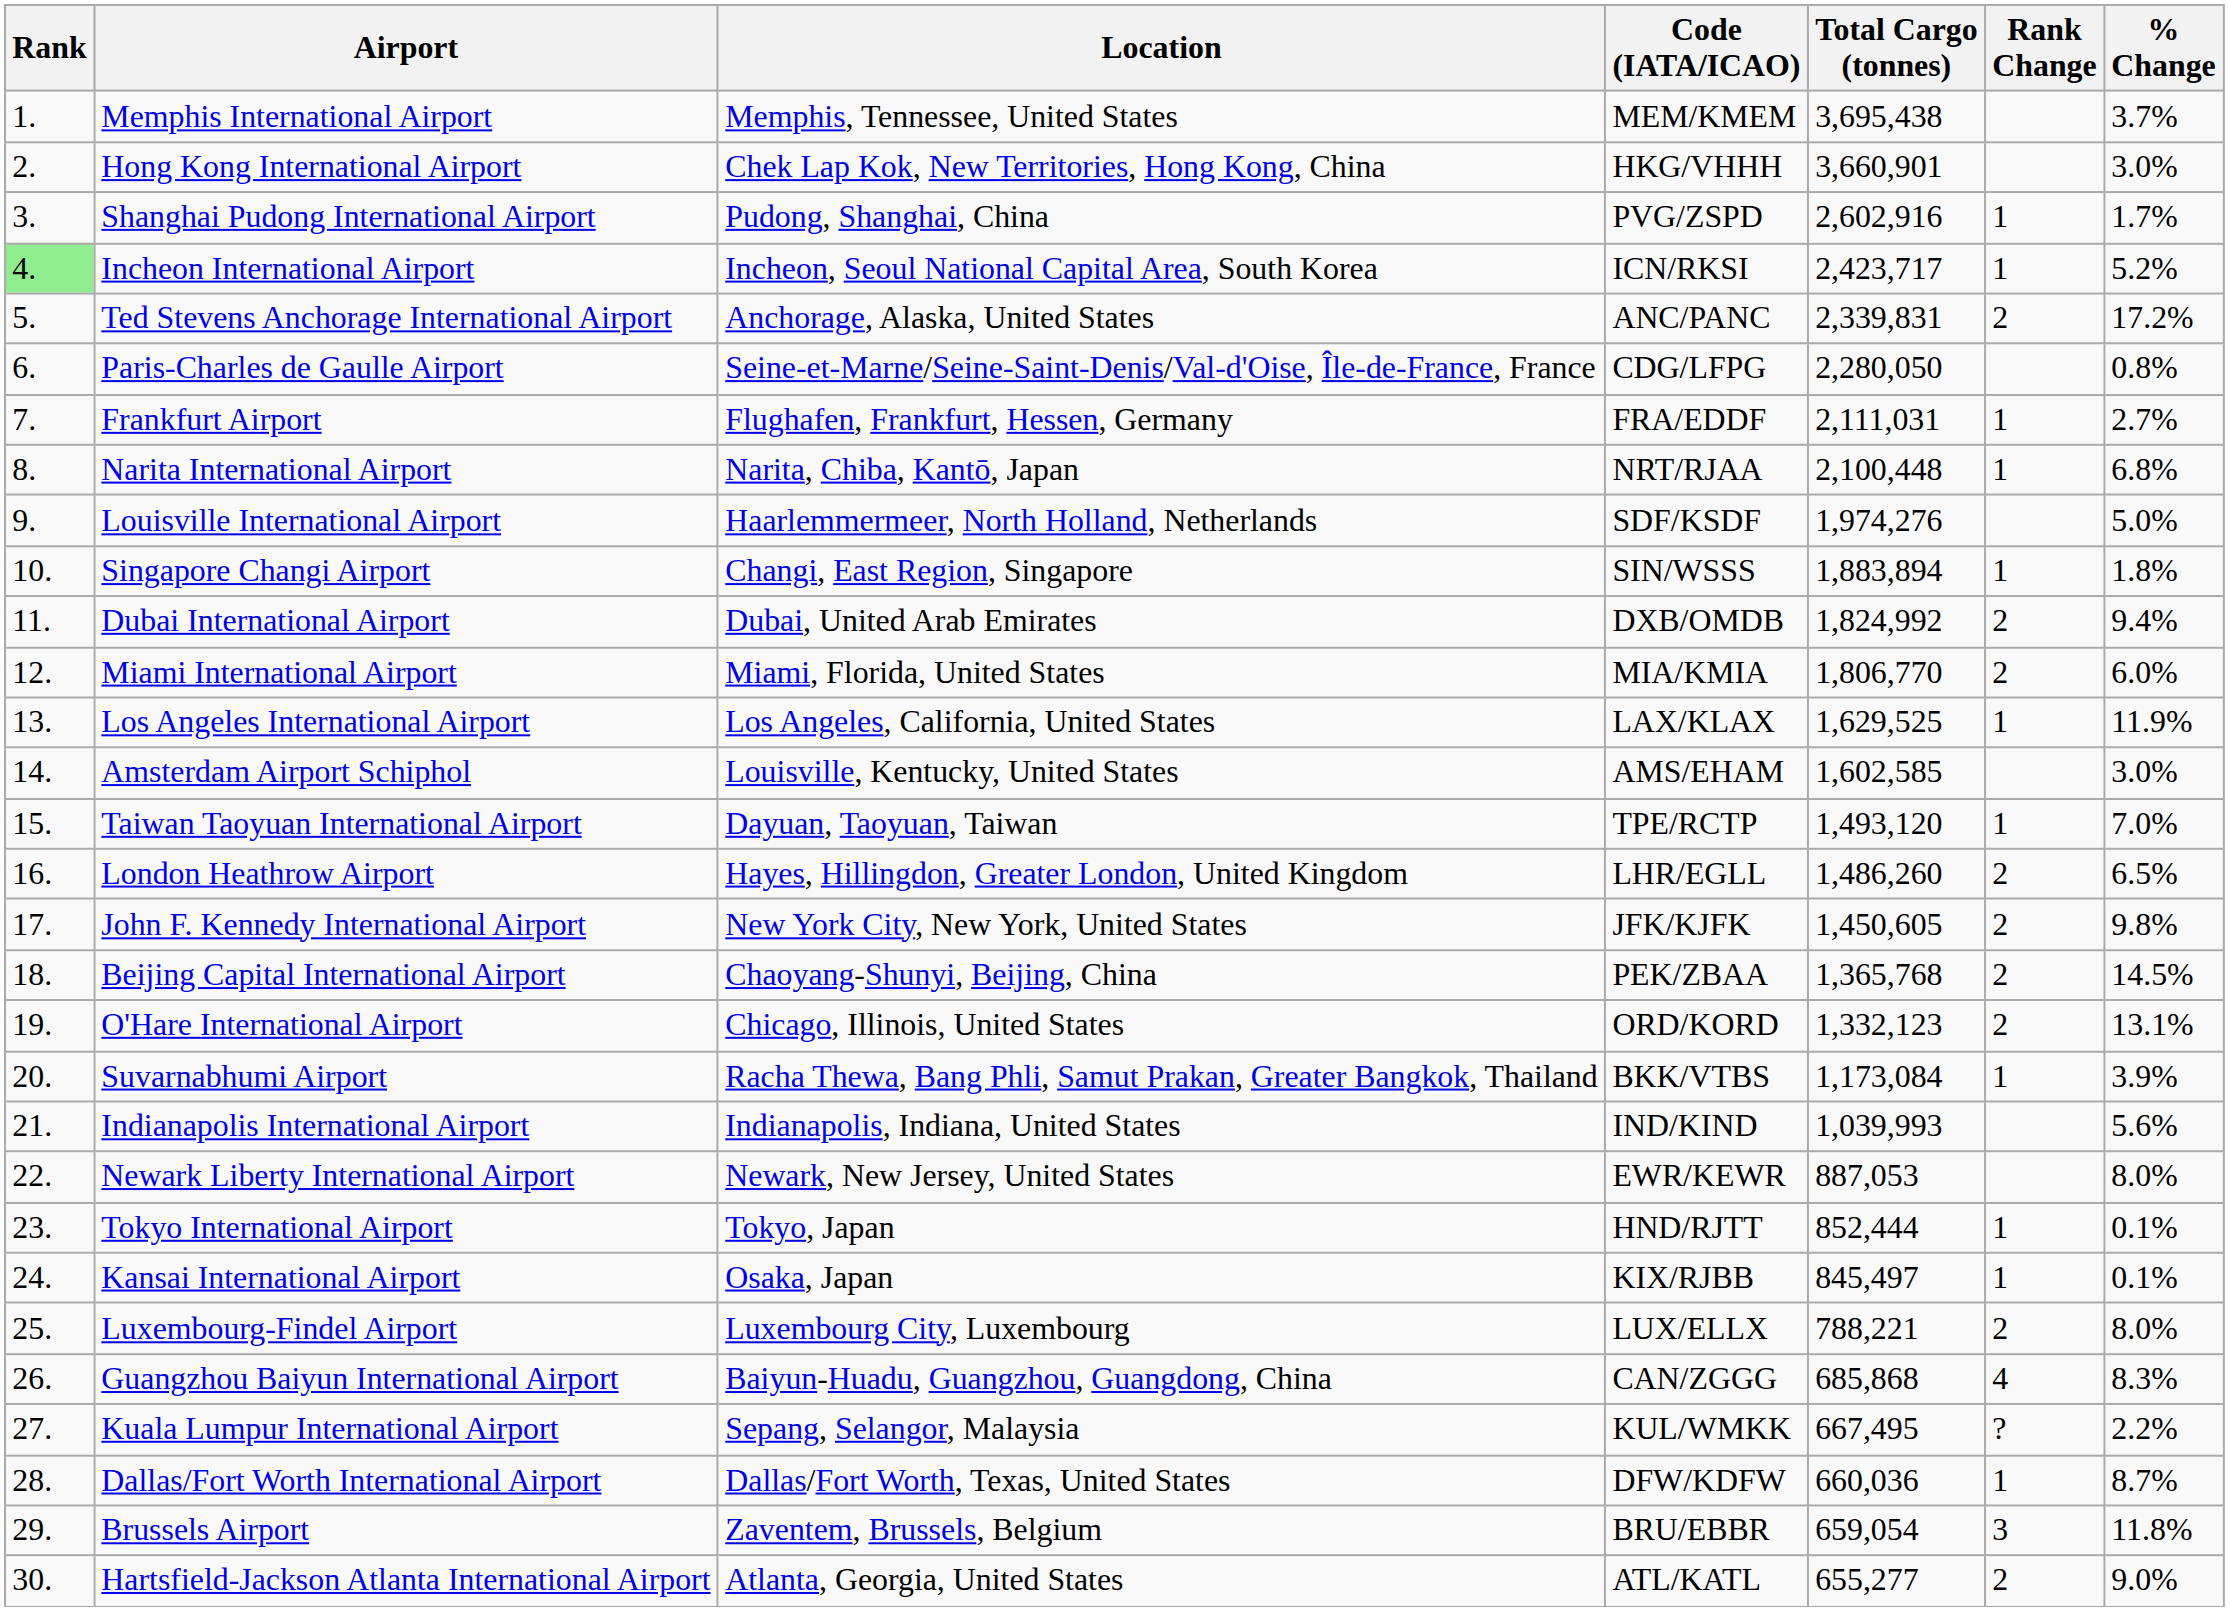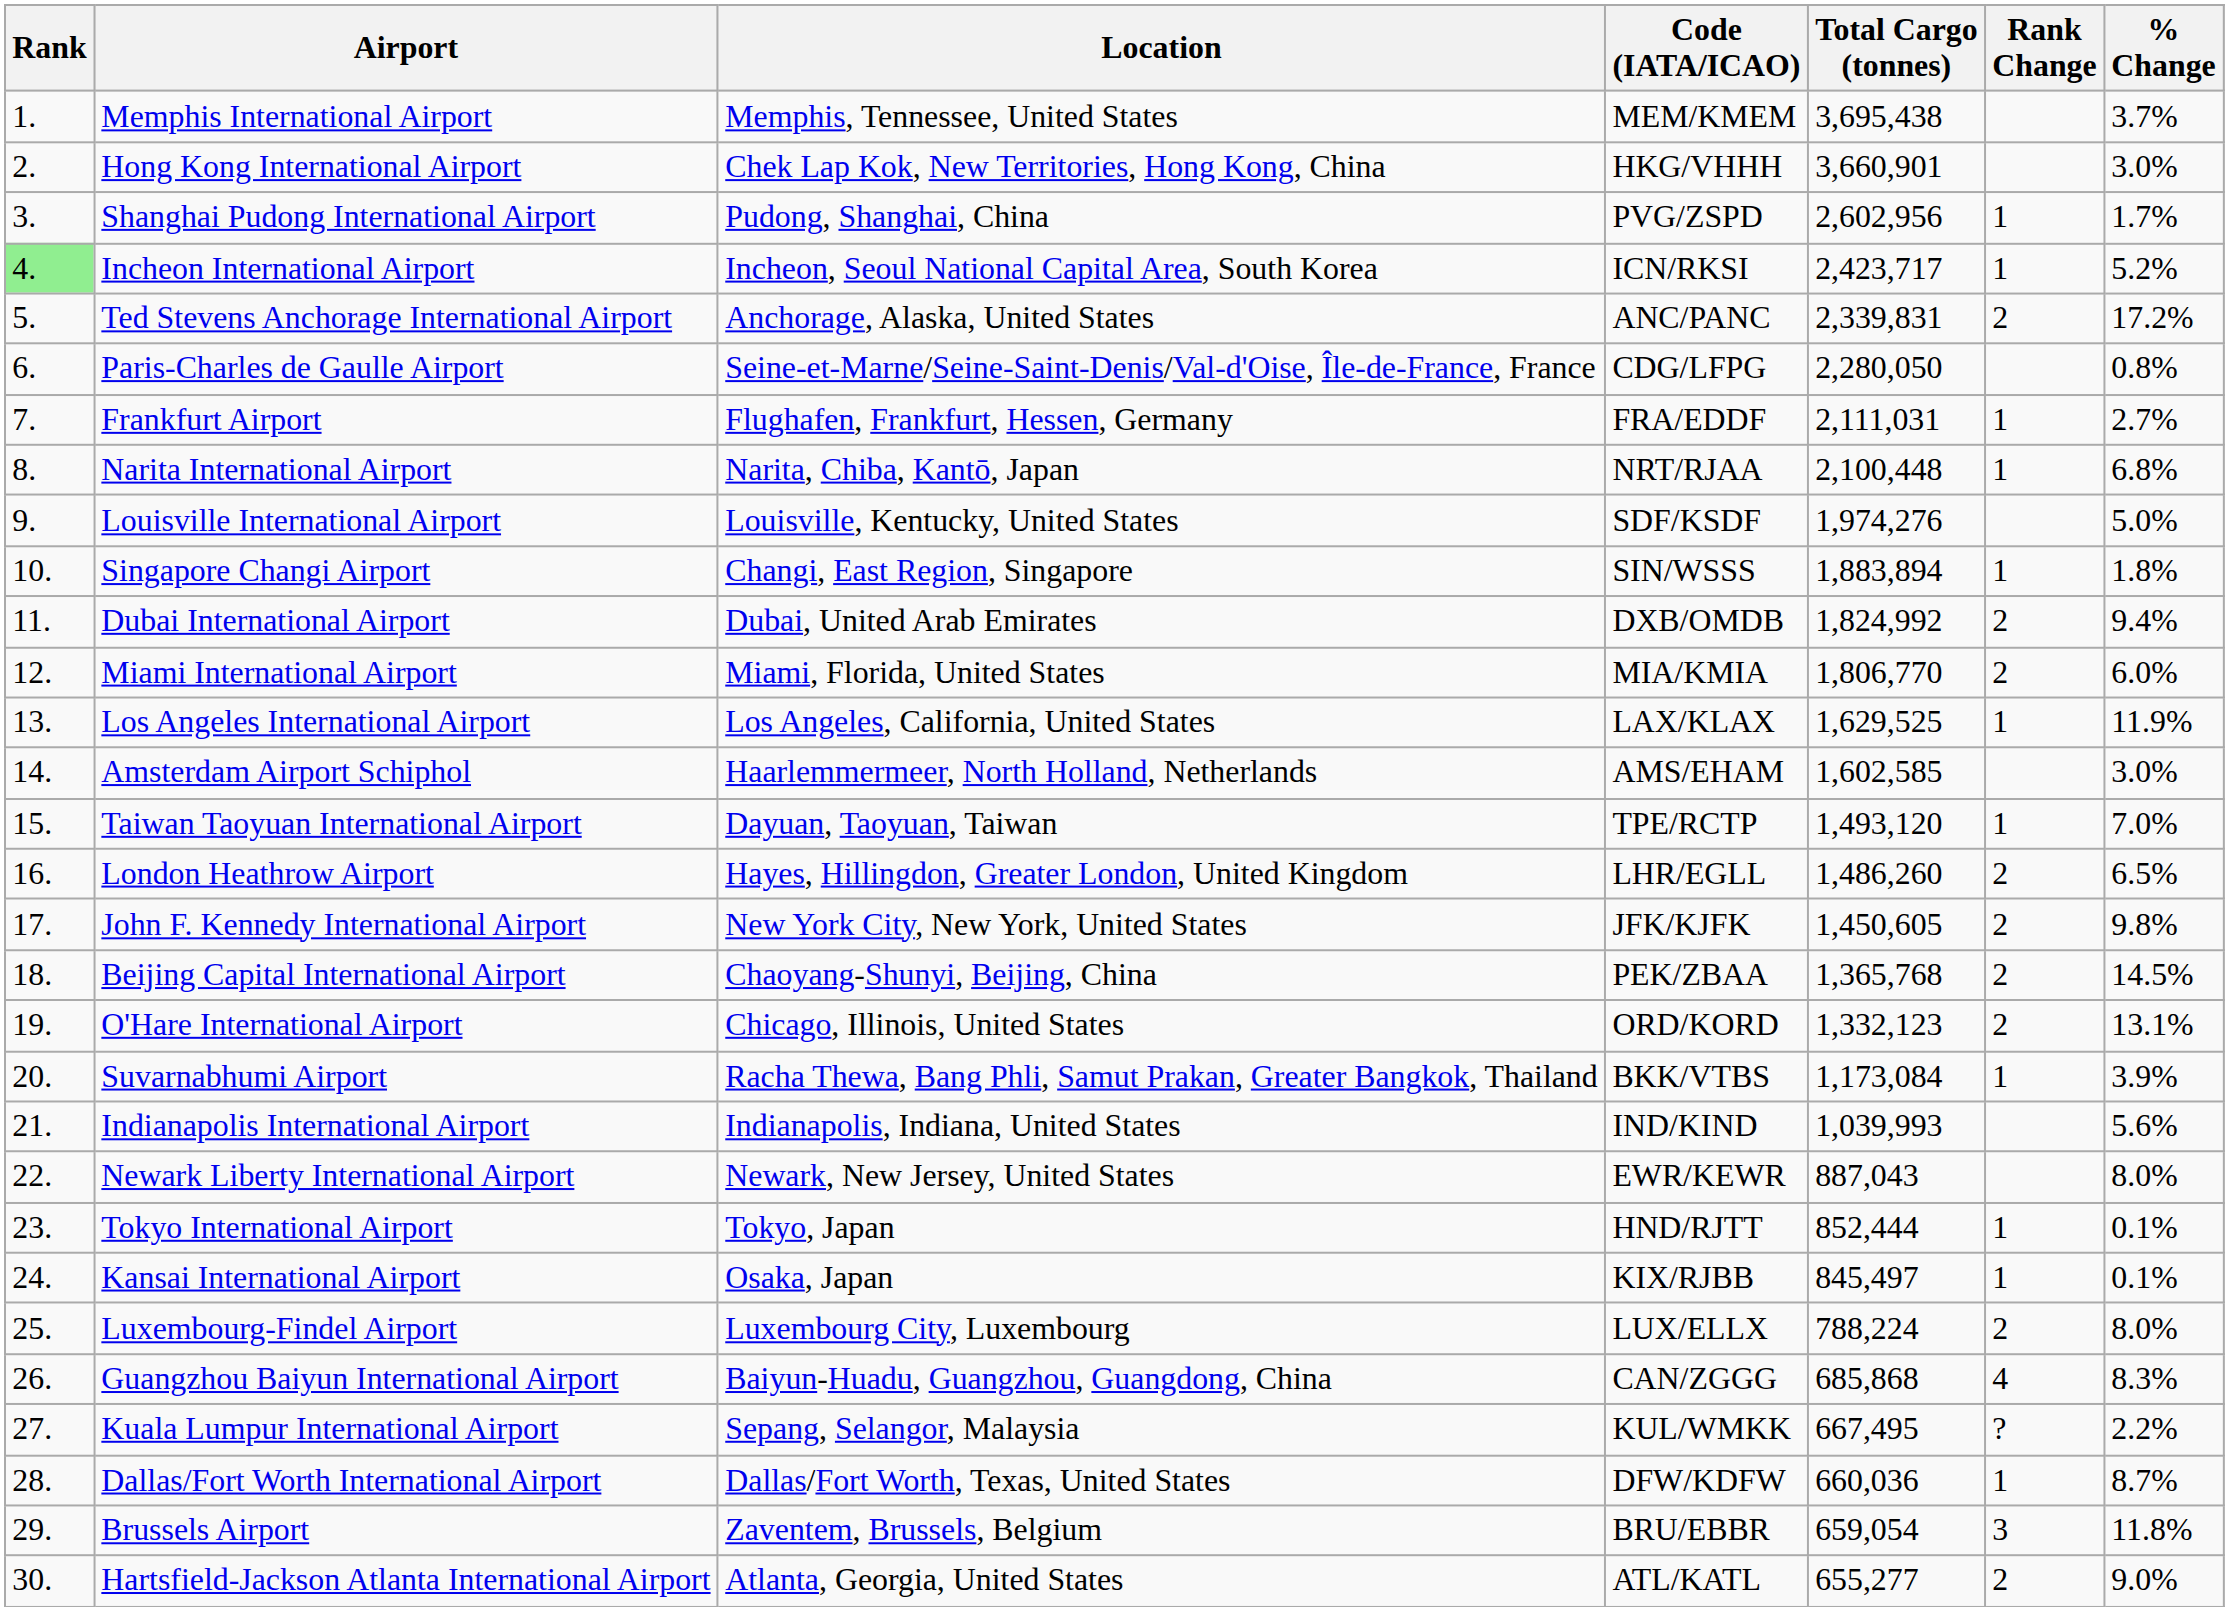(1879, 217) 2,602,916 -> (1879, 217) 2,602,956
(1021, 520) Haarlemmermeer, North Holland, Netherlands -> (952, 520) Louisville, Kentucky, United States
(952, 772) Louisville, Kentucky, United States -> (1021, 772) Haarlemmermeer, North Holland, Netherlands
(1867, 1176) 887,053 -> (1867, 1176) 887,043
(1867, 1327) 788,221 -> (1867, 1327) 788,224
